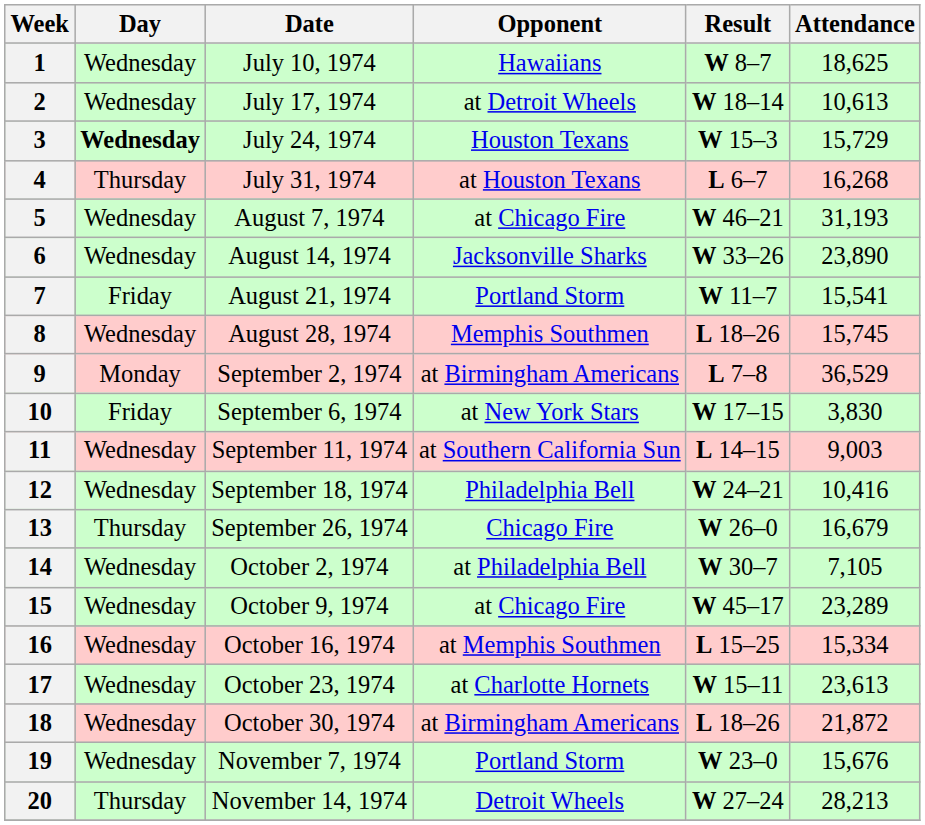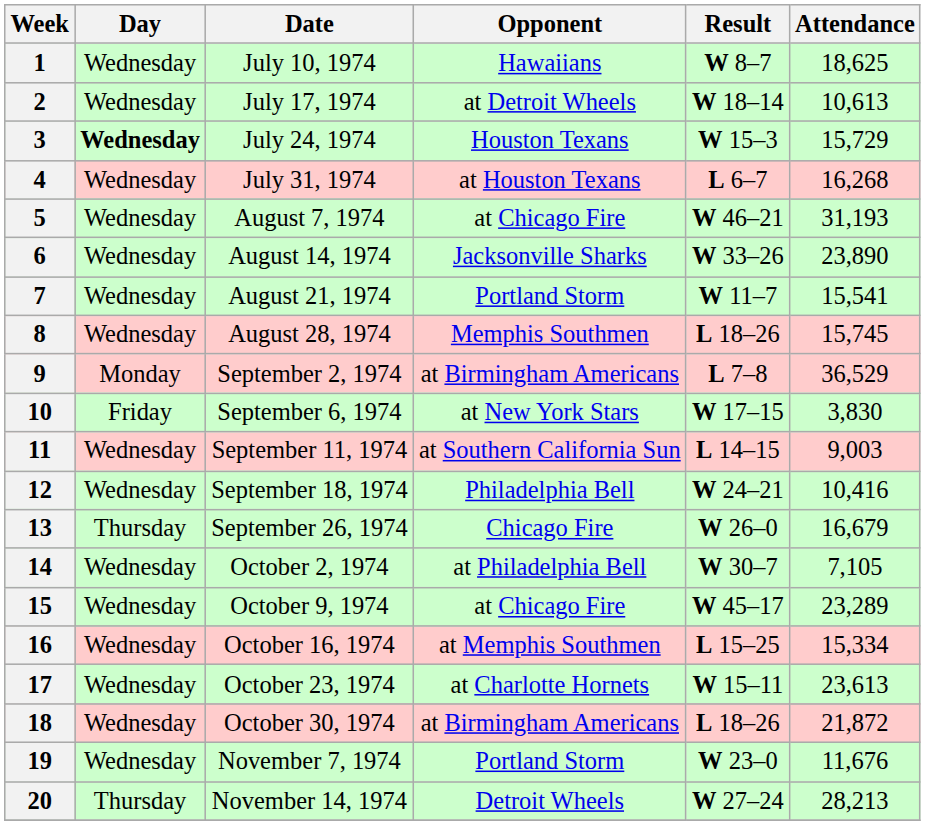(140, 179) Thursday -> (140, 179) Wednesday
(140, 295) Friday -> (140, 295) Wednesday
(855, 761) 15,676 -> (855, 761) 11,676
